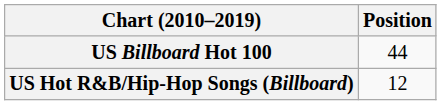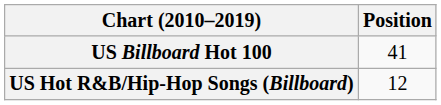(397, 52) 44 -> (397, 52) 41
